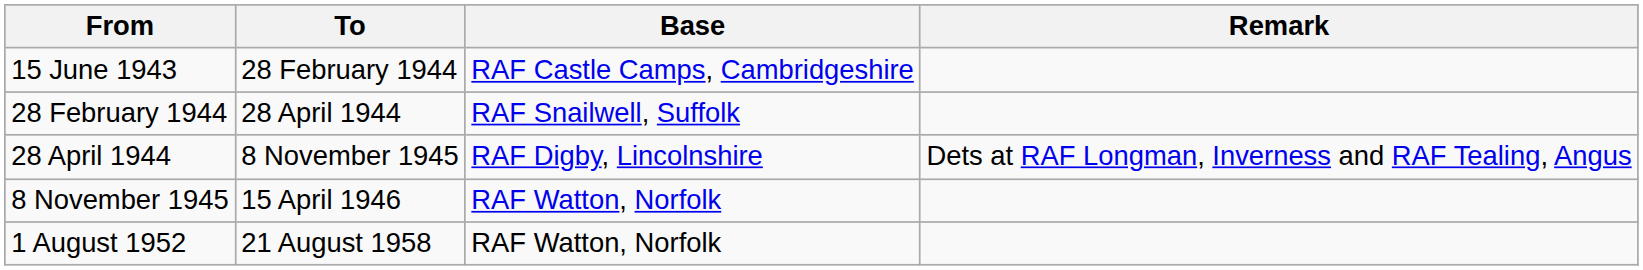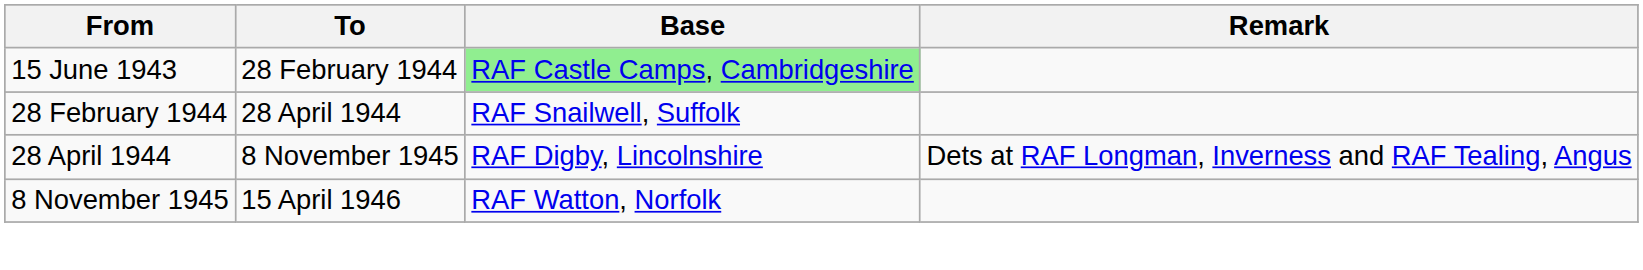(693, 69) no background -> (693, 69) lightgreen background
- row: (99, 243)
